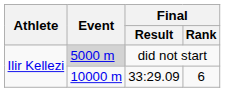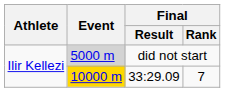(96, 77) no background -> (96, 77) gold background
(201, 77) 6 -> (201, 77) 7
